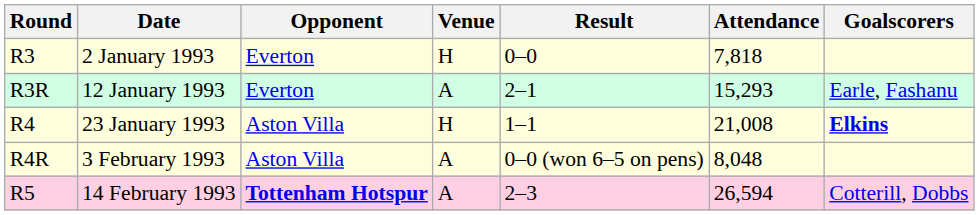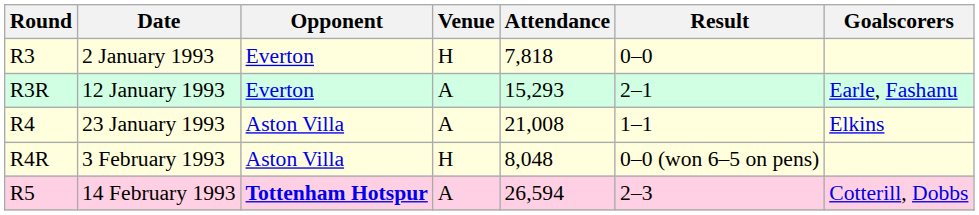columns swapped: (604, 21) <-> (766, 21)
(446, 124) H -> (446, 124) A
(859, 124) bold -> (857, 124) normal
(446, 158) A -> (446, 158) H
